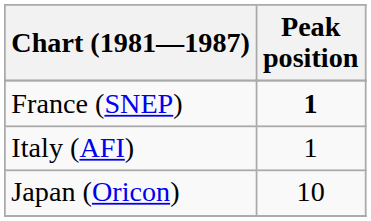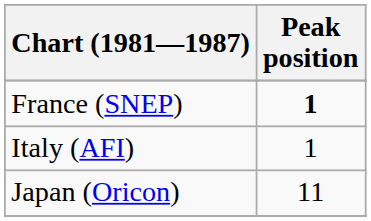(311, 192) 10 -> (311, 192) 11
